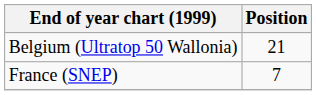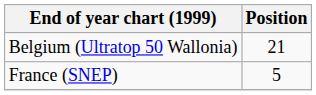(276, 75) 7 -> (276, 75) 5
